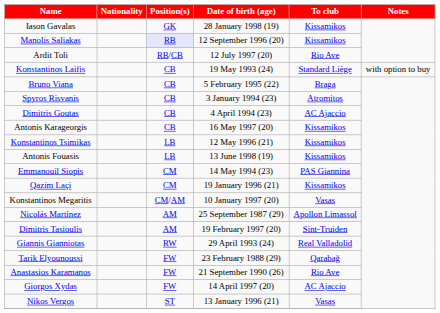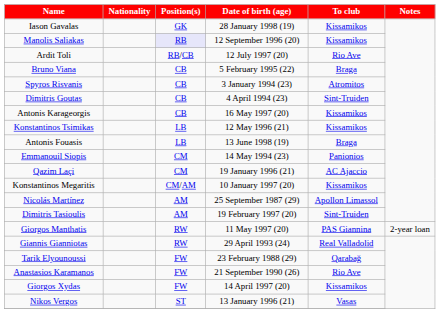- row: (51, 70)
(325, 113) AC Ajaccio -> (346, 99) Sint-Truiden
(325, 157) Kissamikos -> (346, 142) Braga
(325, 171) PAS Giannina -> (346, 157) Panionios
(325, 185) Kissamikos -> (346, 171) AC Ajaccio
(325, 200) Vasas -> (346, 185) Kissamikos
+ row: (54, 229)
(325, 287) AC Ajaccio -> (346, 287) Kissamikos
